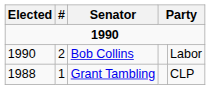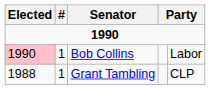(22, 54) no background -> (22, 54) pink background
(61, 54) 2 -> (61, 54) 1
